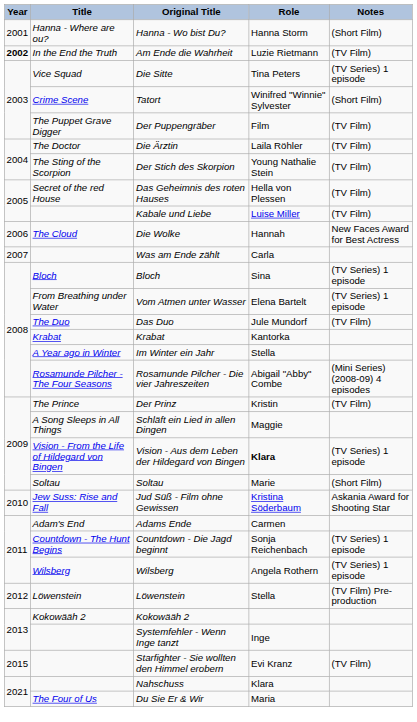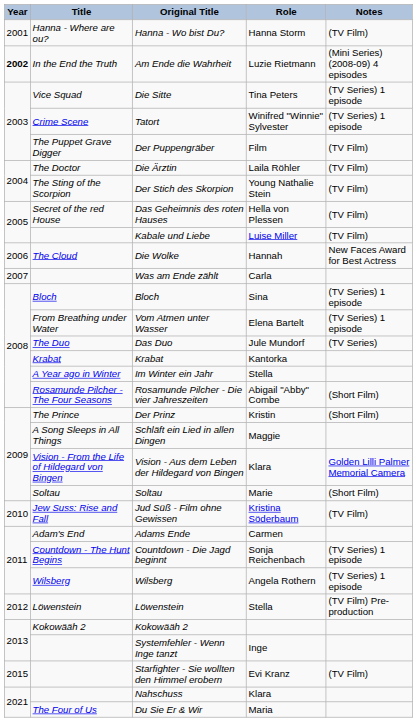(357, 33) (Short Film) -> (348, 33) (TV Film)
(351, 54) (TV Film) -> (355, 64) (Mini Series) (2008-09) 4 episodes
(357, 100) (Short Film) -> (357, 122) (TV Series) 1 episode
(351, 322) (TV Film) -> (353, 344) (TV Series)
(359, 379) (Mini Series) (2008-09) 4 episodes -> (354, 395) (Short Film)
(351, 405) (TV Film) -> (354, 415) (Short Film)
(263, 457) bold -> (260, 467) normal
(360, 457) (TV Series) 1 episode -> (369, 467) Golden Lilli Palmer Memorial Camera
(370, 503) Askania Award for Shooting Star -> (348, 514) (TV Film)
